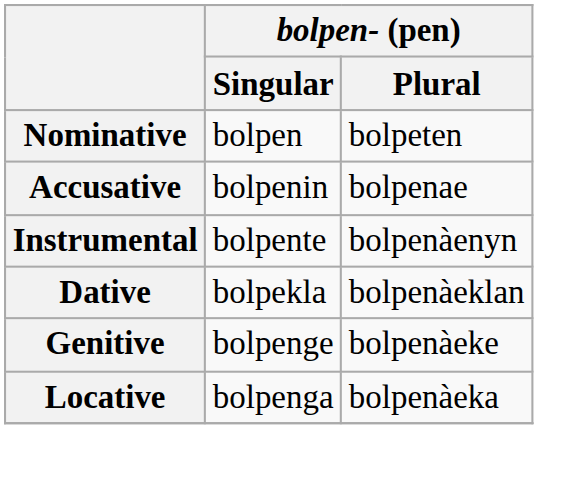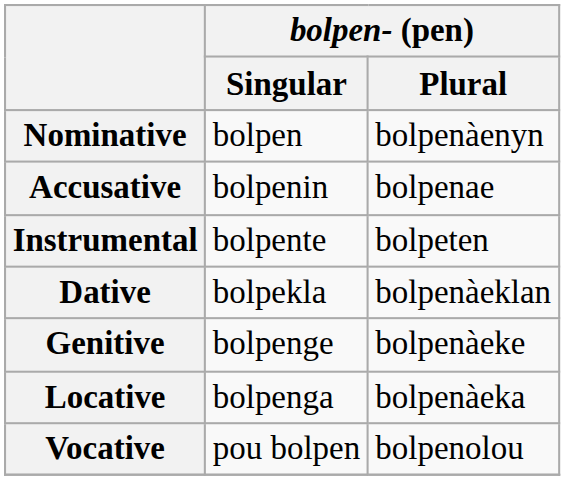(406, 135) bolpeten -> (460, 135) bolpenàenyn
(433, 239) bolpenàenyn -> (432, 239) bolpeten
+ row: (105, 448)
